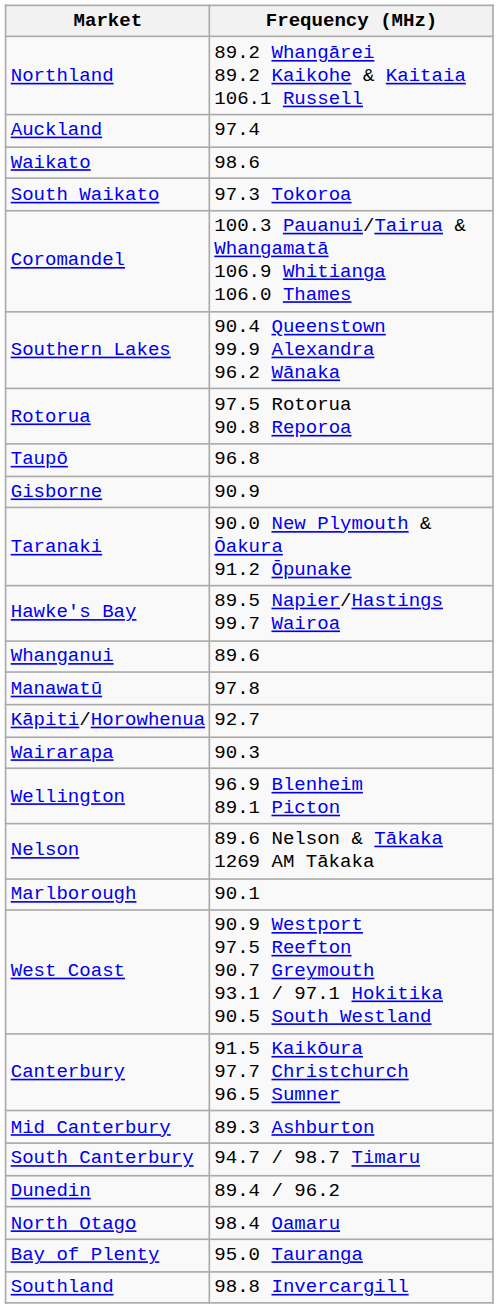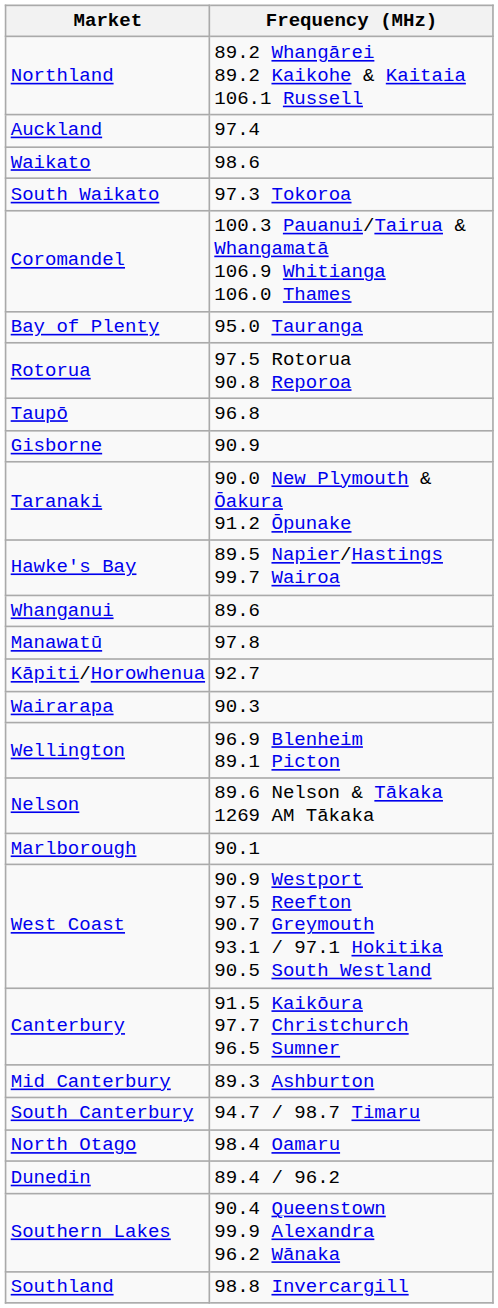rows swapped: (85, 1255) <-> (91, 350)
rows swapped: (74, 1223) <-> (51, 1191)
